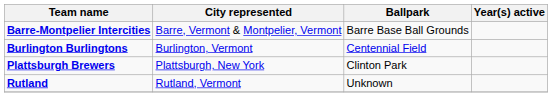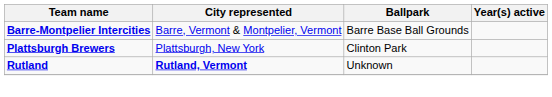- row: (67, 48)
(198, 83) normal -> (201, 65) bold
